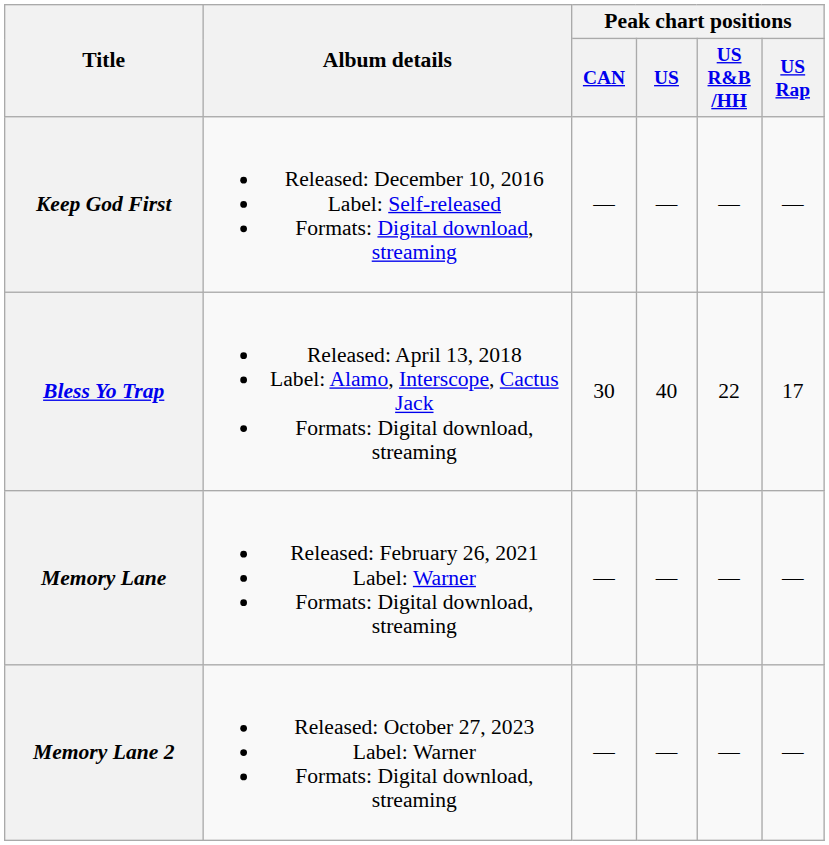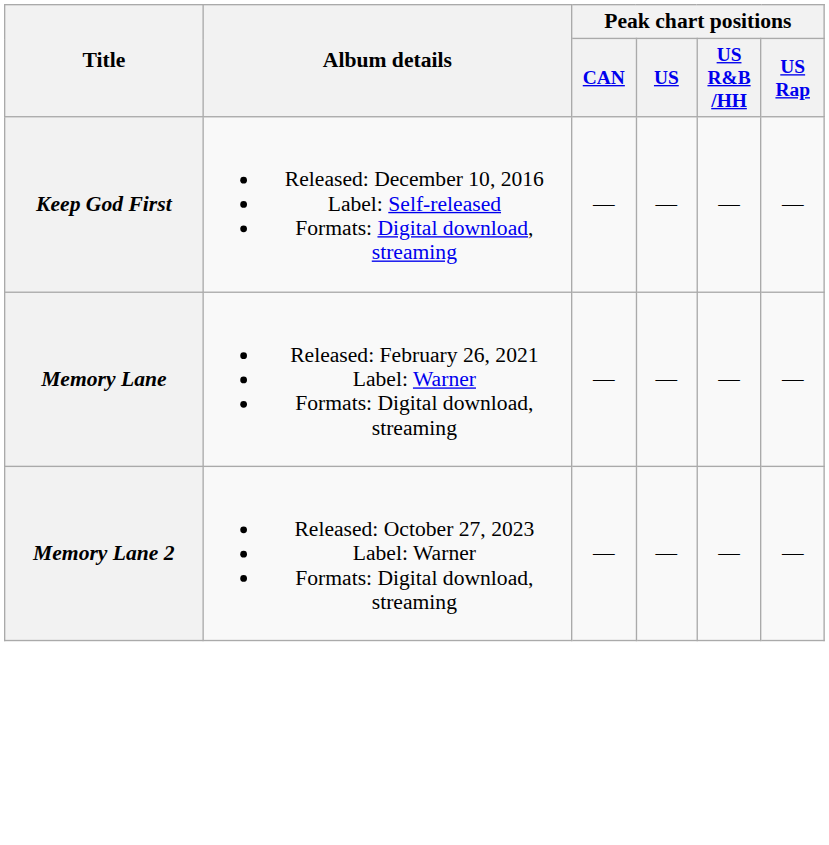- row: (104, 390)
